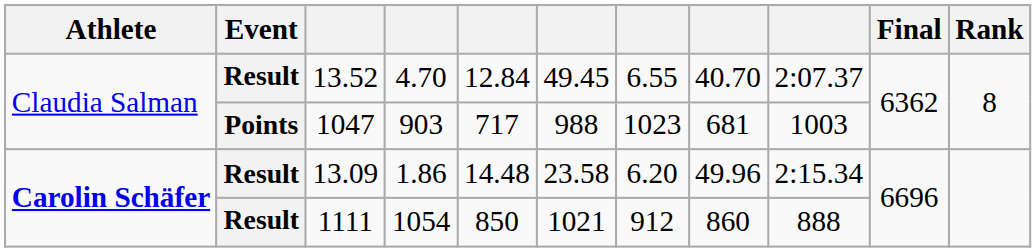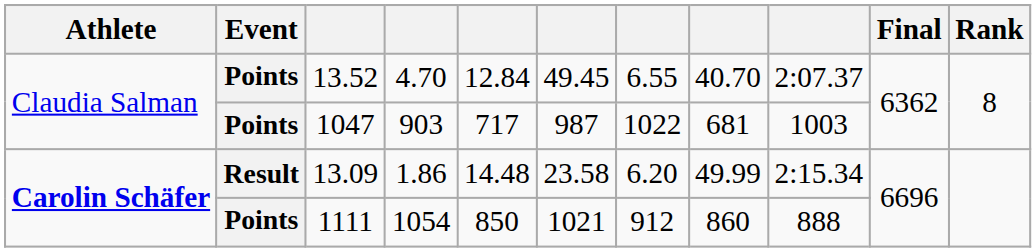(261, 77) Result -> (261, 77) Points
(576, 125) 988 -> (576, 125) 987
(652, 125) 1023 -> (652, 125) 1022
(728, 173) 49.96 -> (728, 173) 49.99
(261, 221) Result -> (261, 221) Points
